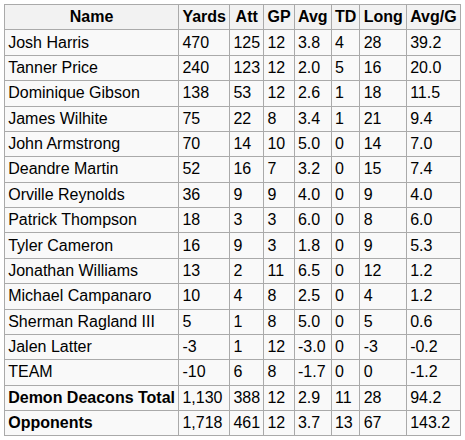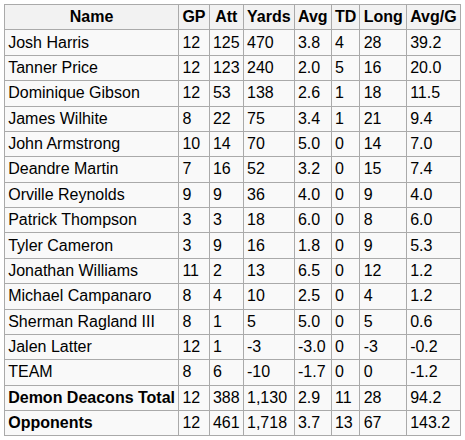columns swapped: (279, 17) <-> (204, 17)
